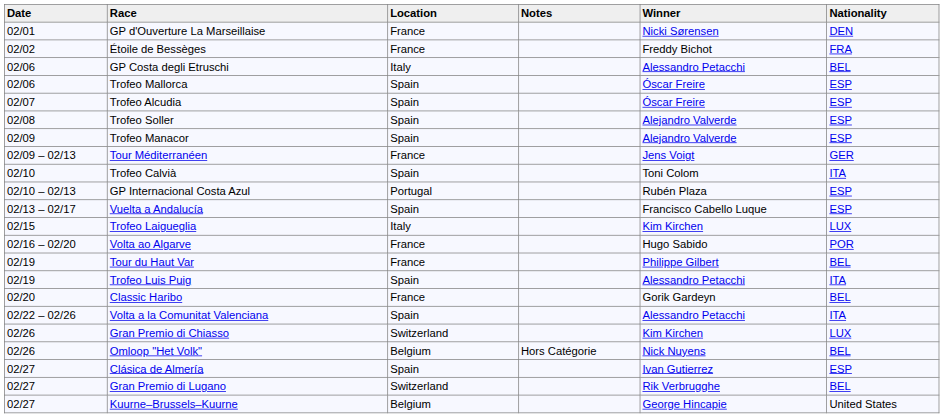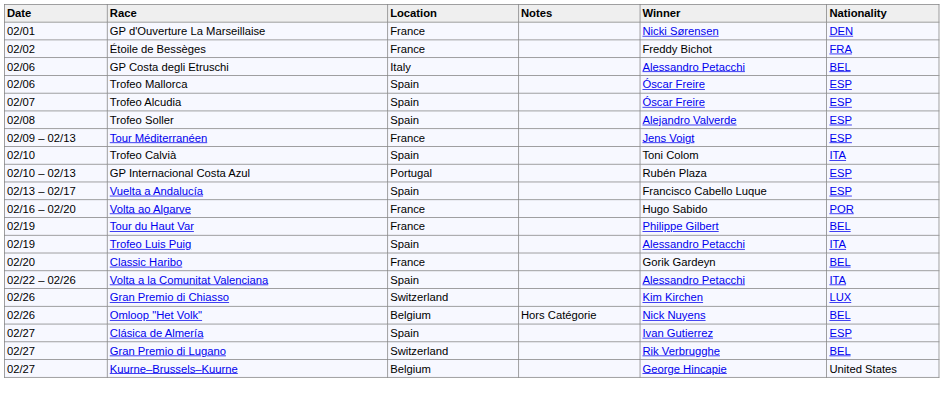- row: (149, 138)
(842, 155) GER -> (841, 138) ESP
- row: (153, 226)
